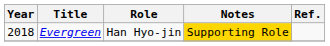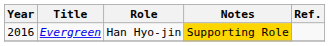(21, 32) 2018 -> (21, 32) 2016
